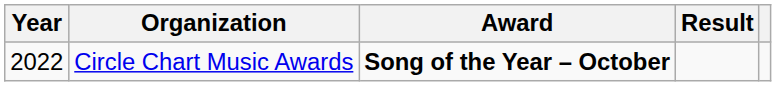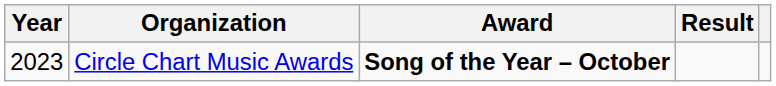(37, 61) 2022 -> (37, 61) 2023
